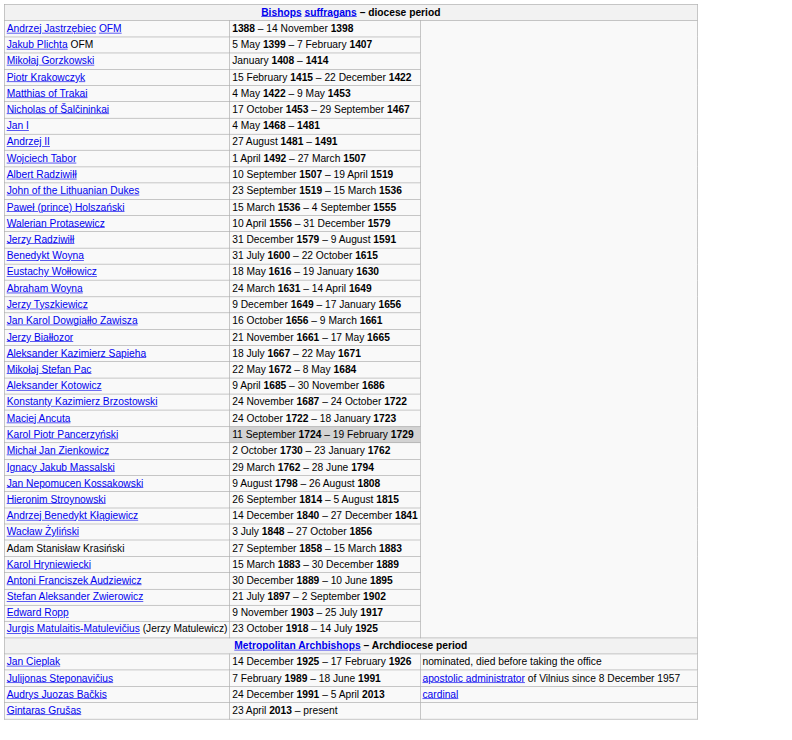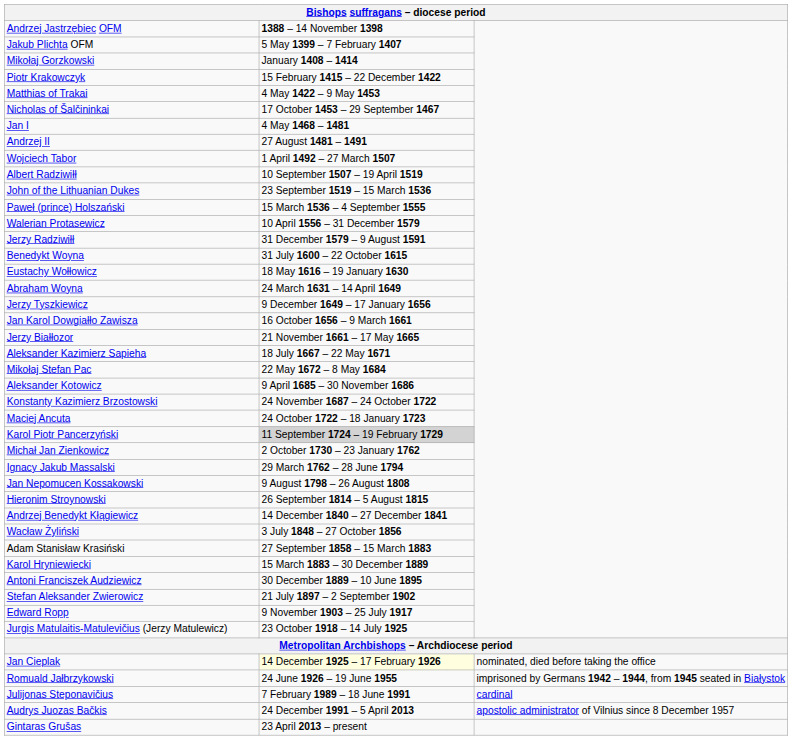(322, 662) no background -> (351, 662) lightyellow background
+ row: (60, 678)
(551, 678) apostolic administrator of Vilnius since 8 December 1957 -> (494, 694) cardinal
(440, 694) cardinal -> (605, 710) apostolic administrator of Vilnius since 8 December 1957
